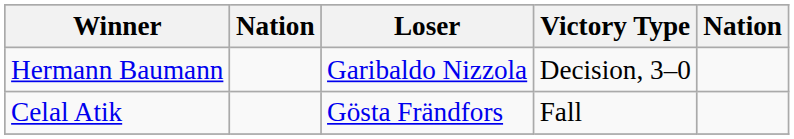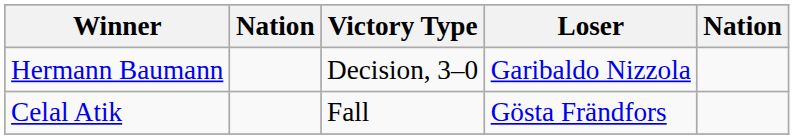columns swapped: (615, 26) <-> (427, 26)
